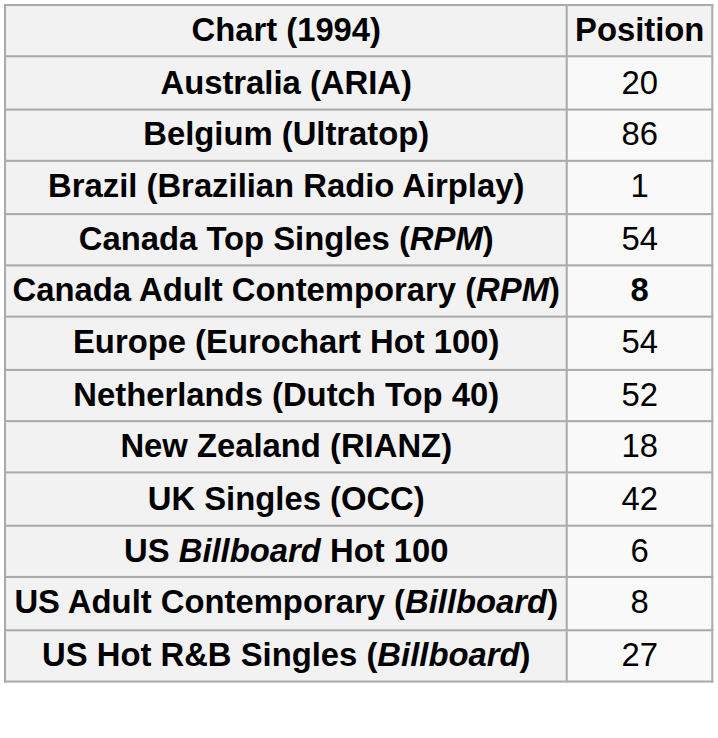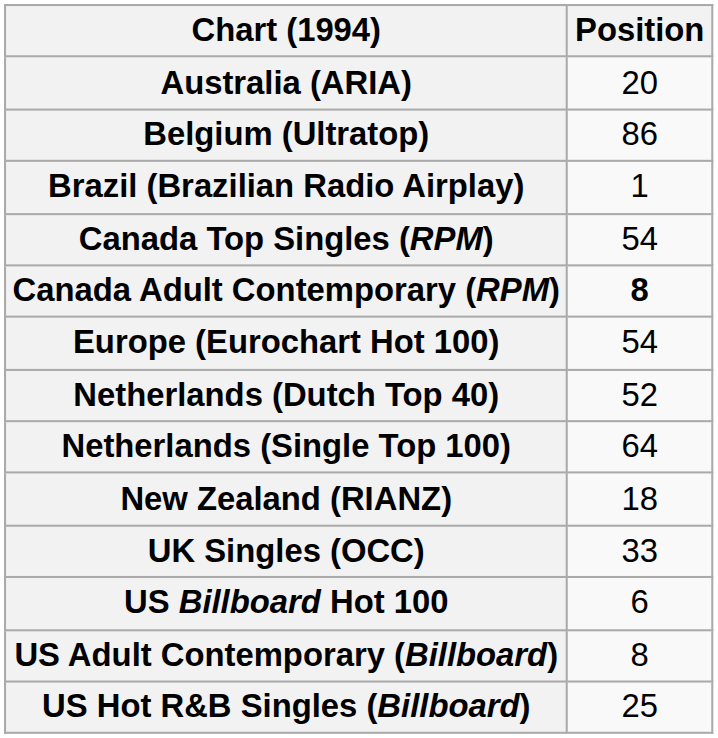+ row: (286, 446)
(640, 498) 42 -> (640, 550) 33
(640, 654) 27 -> (640, 706) 25
